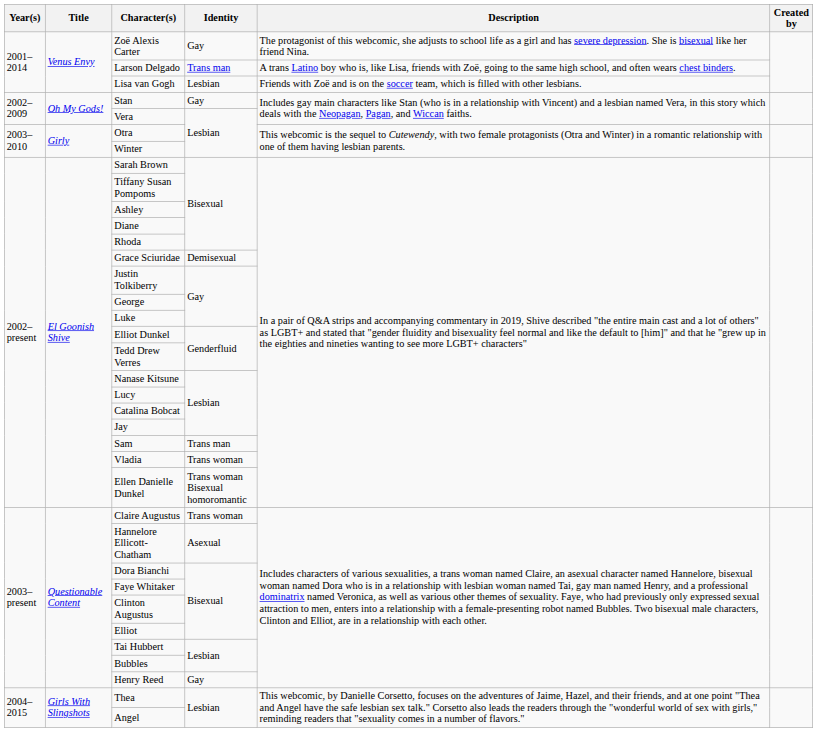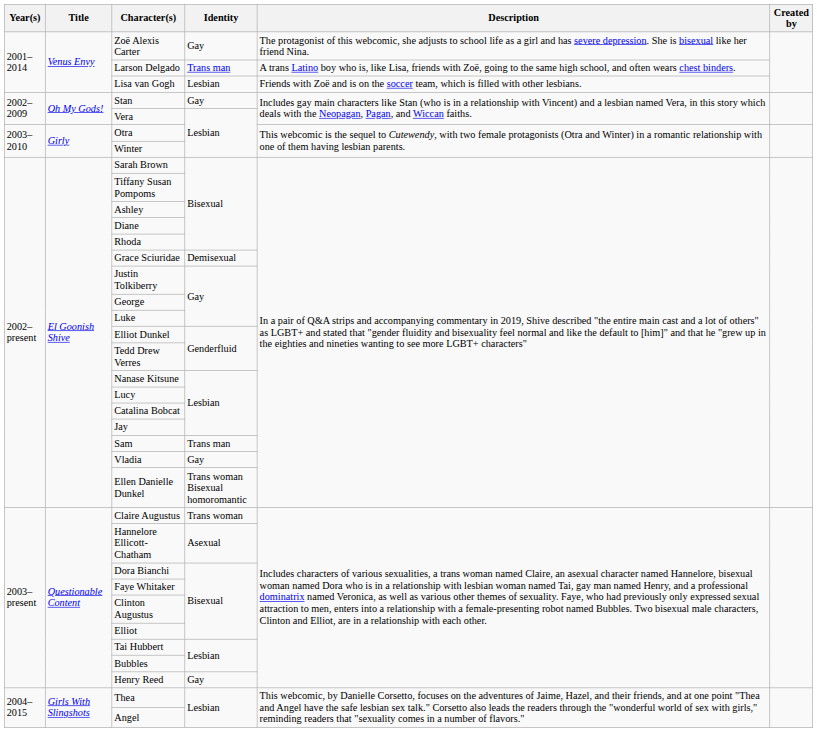(215, 459) Trans woman -> (196, 459) Gay
